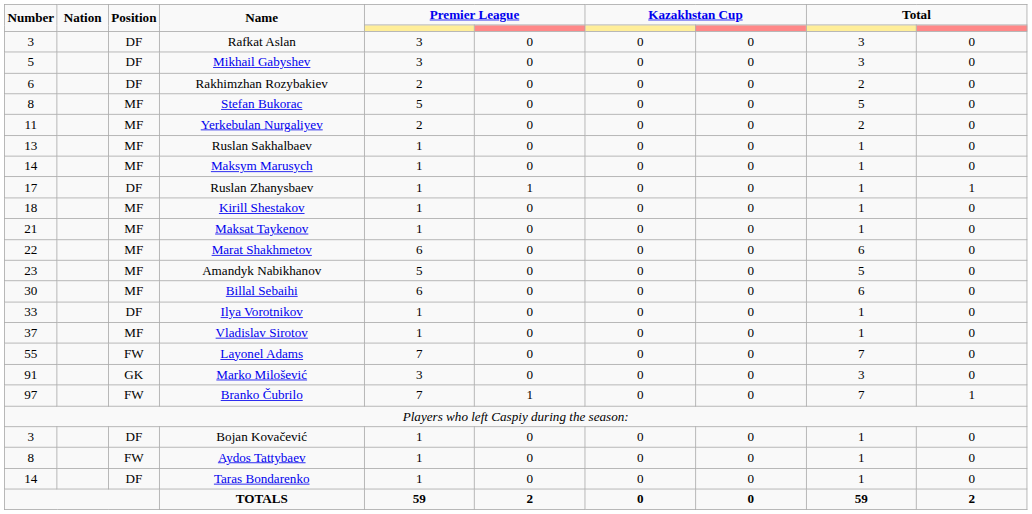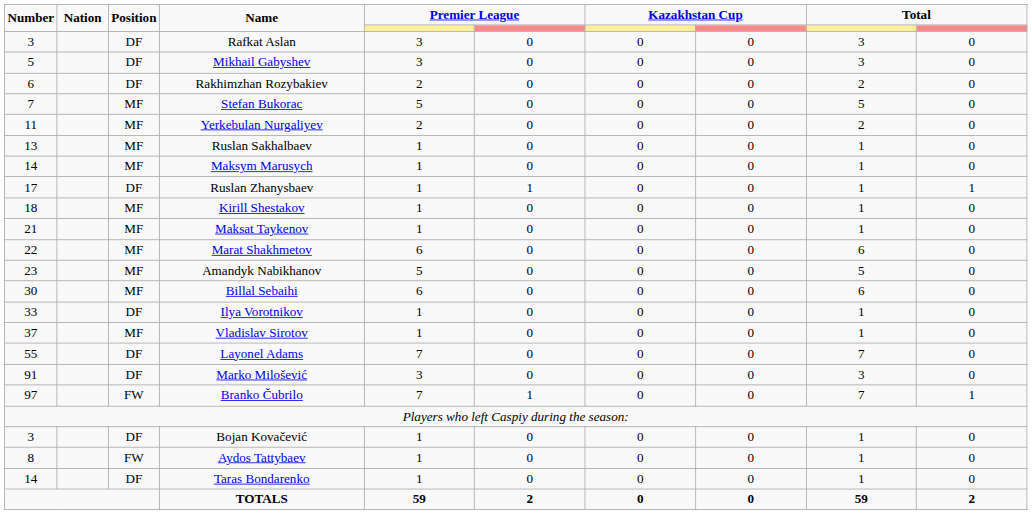(31, 104) 8 -> (31, 104) 7
(134, 353) FW -> (134, 353) DF
(134, 374) GK -> (134, 374) DF
